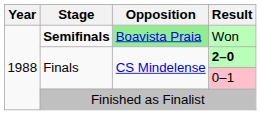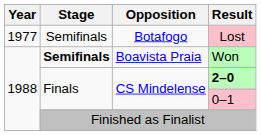+ row: (232, 36)
(159, 36) lightgreen background -> (159, 57) no background
